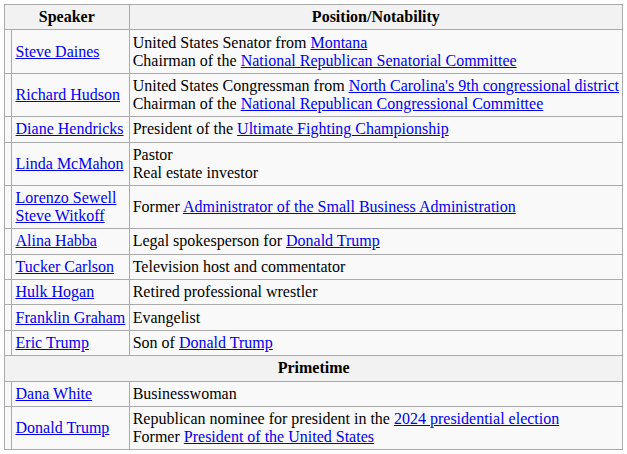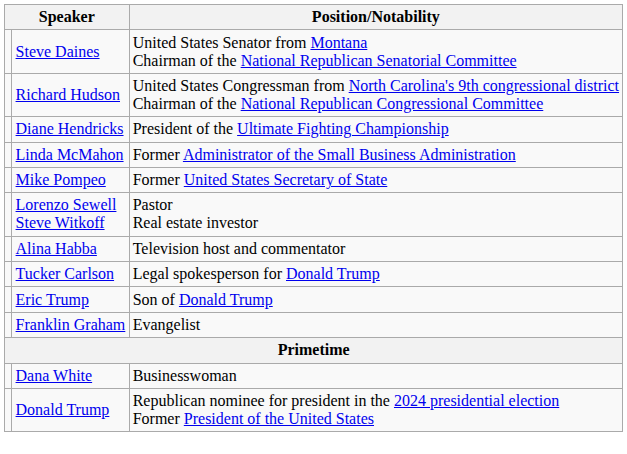(195, 163) Pastor Real estate investor -> (324, 154) Former Administrator of the Small Business Administration
+ row: (61, 180)
(324, 207) Former Administrator of the Small Business Administration -> (195, 214) Pastor Real estate investor
(256, 241) Legal spokesperson for Donald Trump -> (239, 248) Television host and commentator
(239, 266) Television host and commentator -> (256, 274) Legal spokesperson for Donald Trump
- row: (55, 292)
rows swapped: (70, 317) <-> (52, 342)
